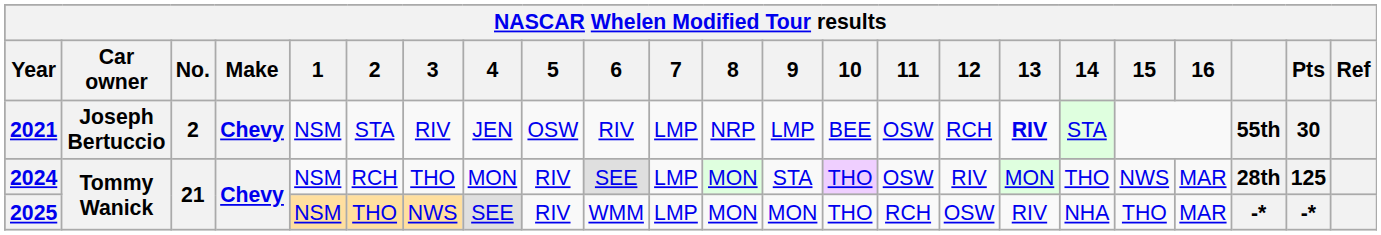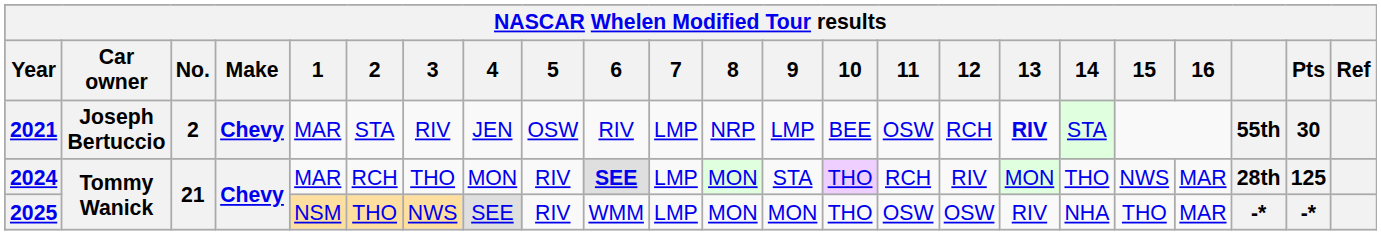(318, 130) NSM -> (318, 130) MAR
(318, 177) NSM -> (318, 177) MAR
(616, 177) normal -> (616, 177) bold
(908, 177) OSW -> (908, 177) RCH
(908, 212) RCH -> (908, 212) OSW
